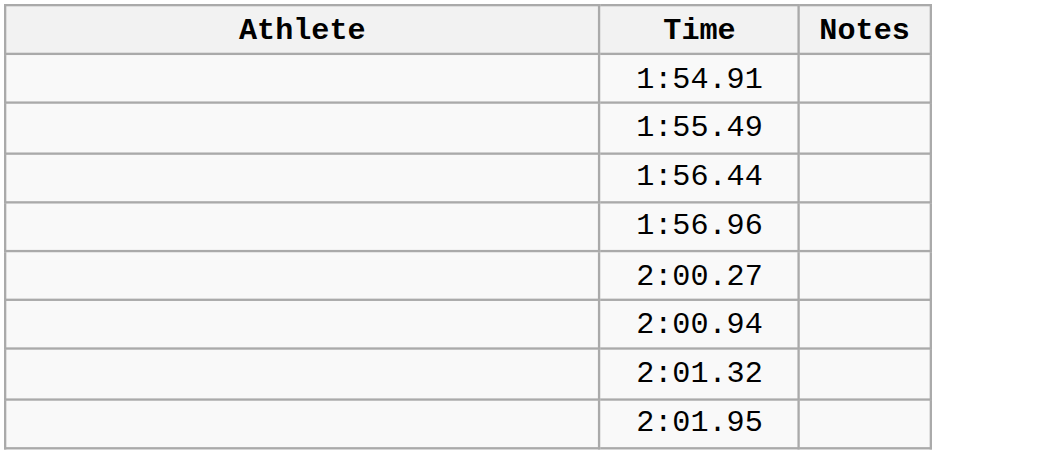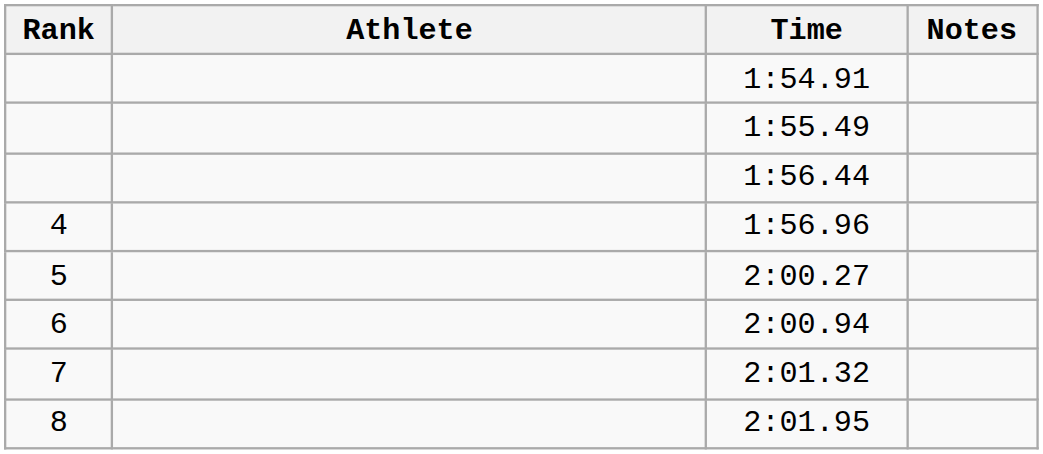+ column: (59, 30)
